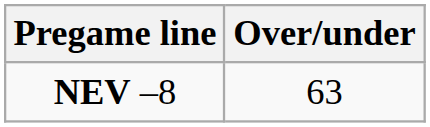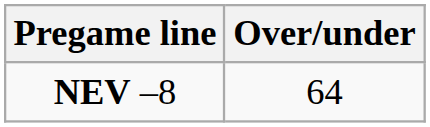(325, 91) 63 -> (325, 91) 64
